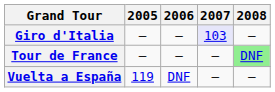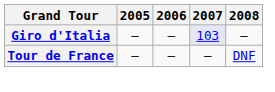(252, 56) lightgreen background -> (244, 56) no background
- row: (64, 76)
